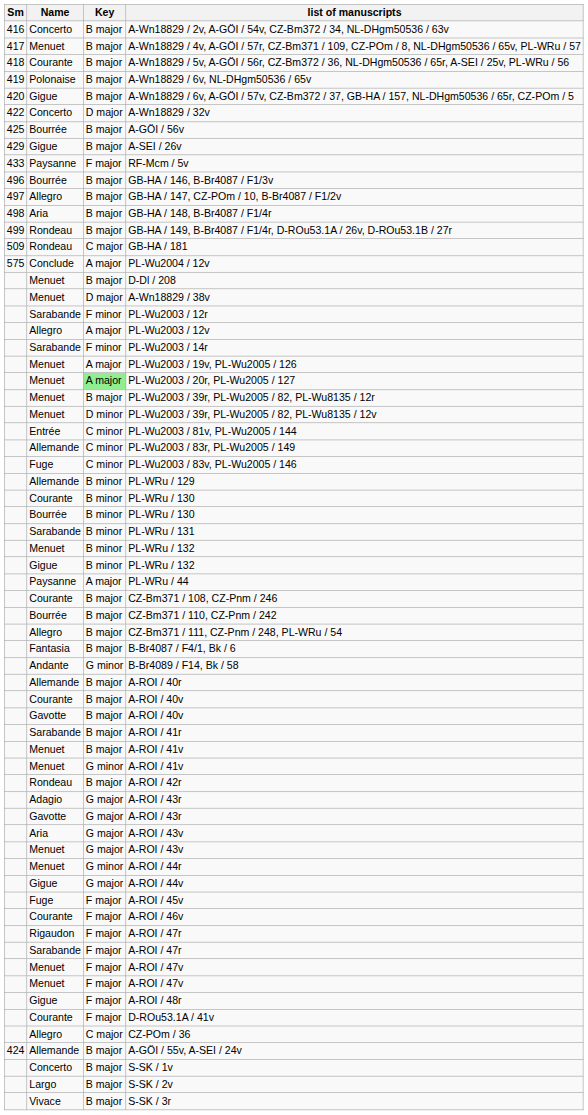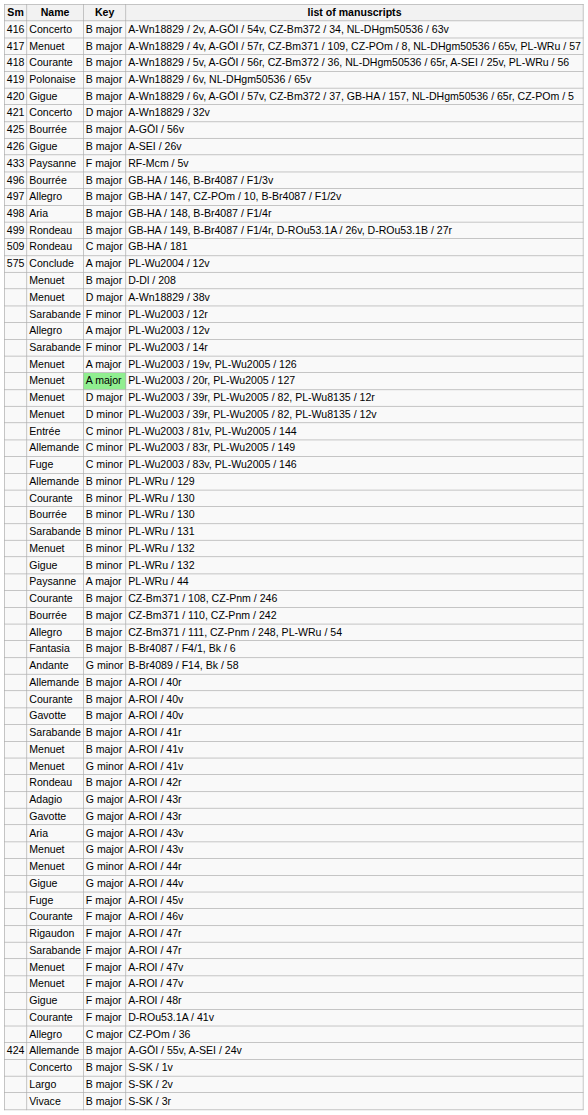(16, 113) 422 -> (16, 113) 421
(16, 146) 429 -> (16, 146) 426
(104, 398) B major -> (104, 398) D major
